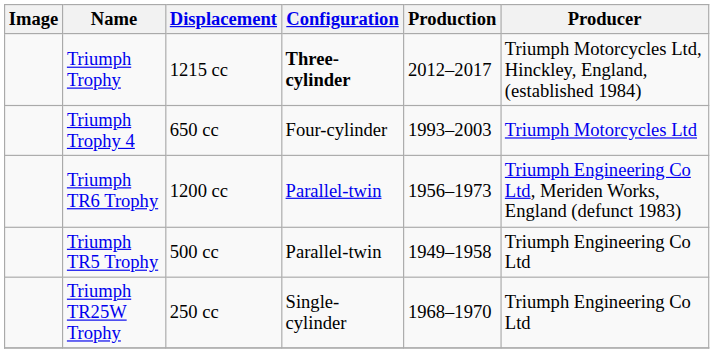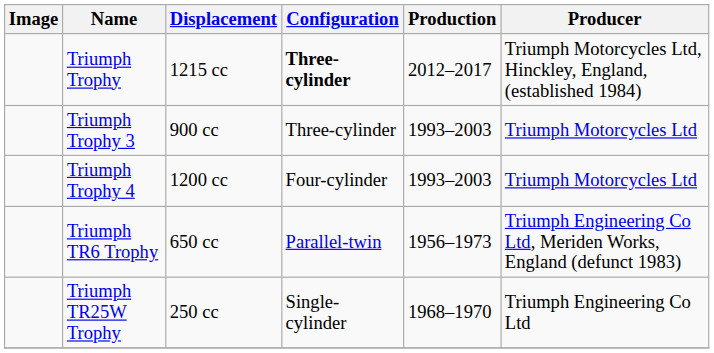+ row: (101, 130)
(194, 130) 650 cc -> (199, 180) 1200 cc
(199, 191) 1200 cc -> (194, 241) 650 cc
- row: (113, 251)
